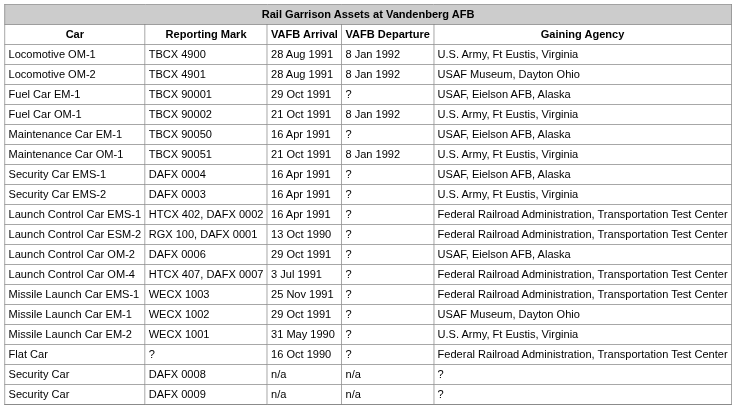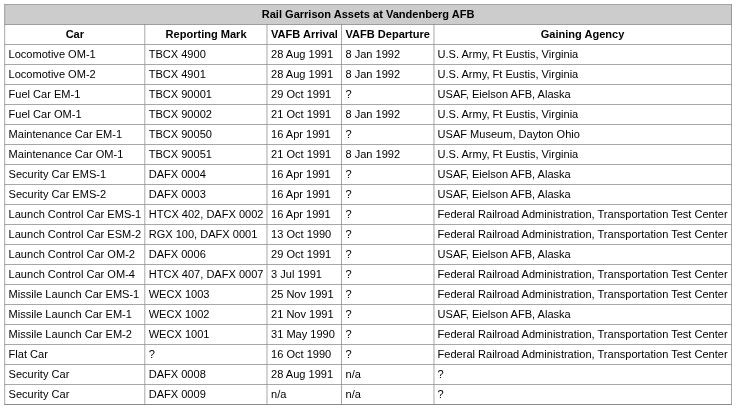(509, 74) USAF Museum, Dayton Ohio -> (508, 74) U.S. Army, Ft Eustis, Virginia
(504, 134) USAF, Eielson AFB, Alaska -> (509, 134) USAF Museum, Dayton Ohio
(508, 194) U.S. Army, Ft Eustis, Virginia -> (504, 194) USAF, Eielson AFB, Alaska
(301, 314) 29 Oct 1991 -> (302, 314) 21 Nov 1991
(509, 314) USAF Museum, Dayton Ohio -> (504, 314) USAF, Eielson AFB, Alaska
(508, 334) U.S. Army, Ft Eustis, Virginia -> (583, 334) Federal Railroad Administration, Transportation Test Center
(279, 374) n/a -> (302, 374) 28 Aug 1991
